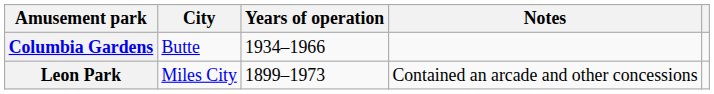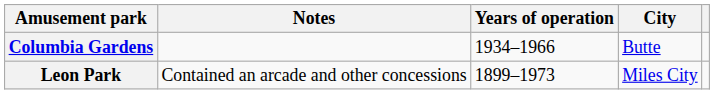columns swapped: (199, 18) <-> (545, 18)
